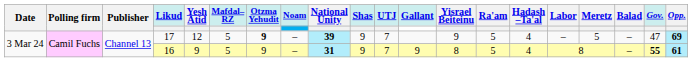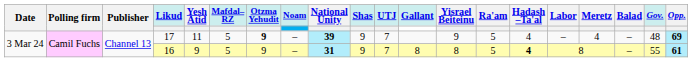(197, 38) 12 -> (197, 38) 11
(597, 38) 5 -> (597, 38) 4
(655, 38) 47 -> (655, 38) 48
(417, 51) 9 -> (417, 51) 8
(529, 51) normal -> (529, 51) bold
(655, 51) bold -> (655, 51) normal
